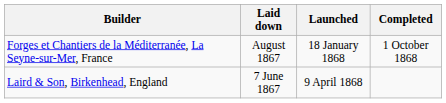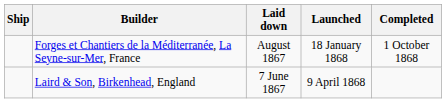+ column: (18, 20)
